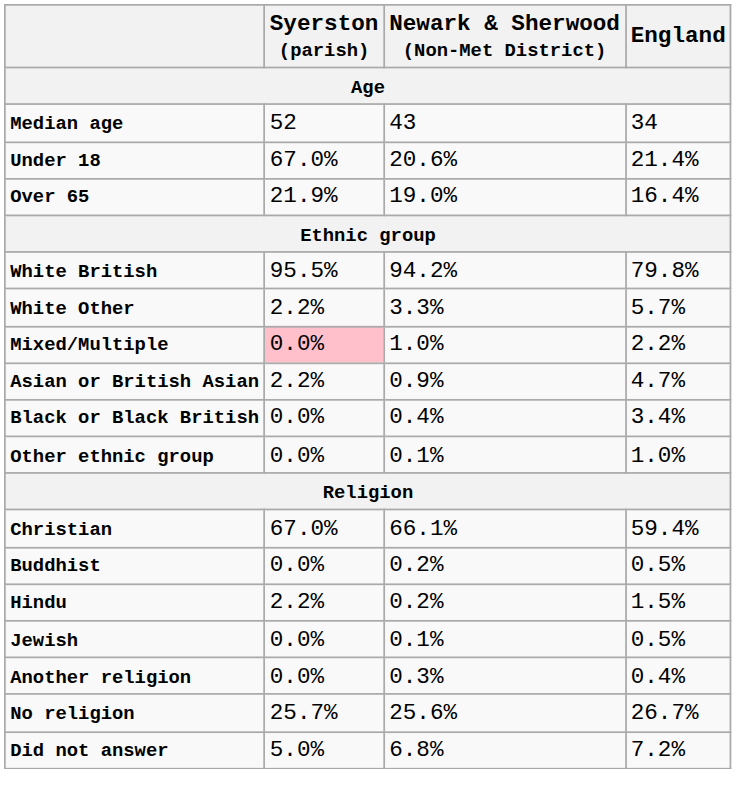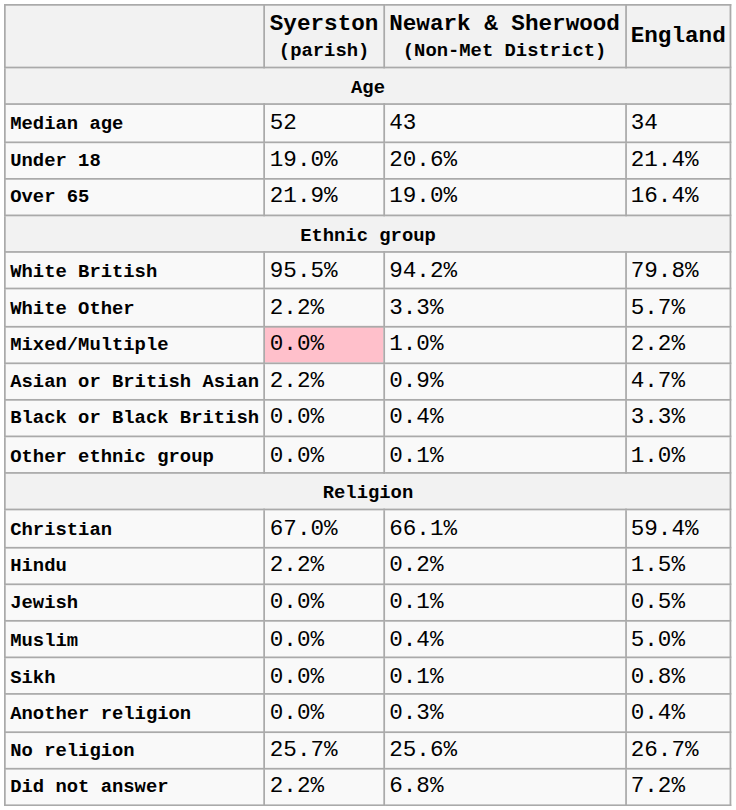(304, 160) 67.0% -> (304, 160) 19.0%
(658, 418) 3.4% -> (658, 418) 3.3%
- row: (55, 566)
+ row: (44, 640)
+ row: (33, 677)
(297, 750) 5.0% -> (297, 787) 2.2%
